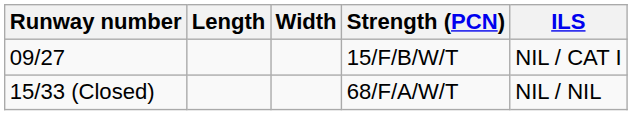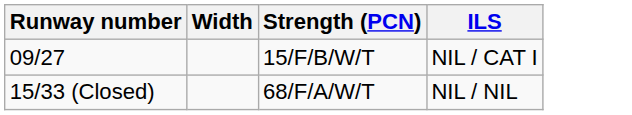- column: (229, 22)
